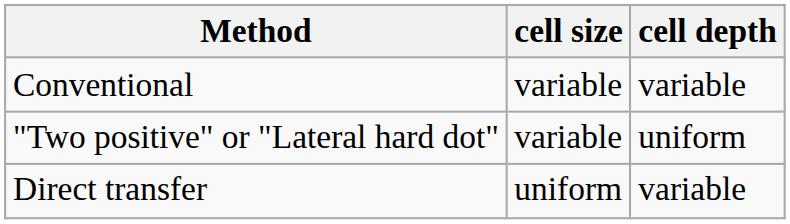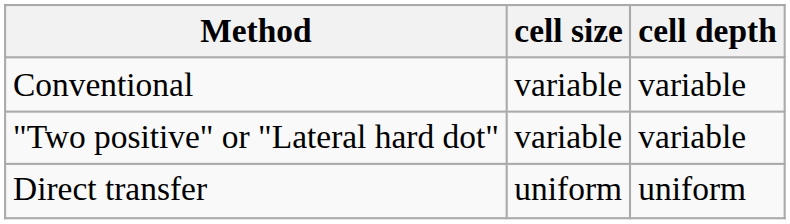(692, 137) uniform -> (692, 137) variable
(692, 190) variable -> (692, 190) uniform
